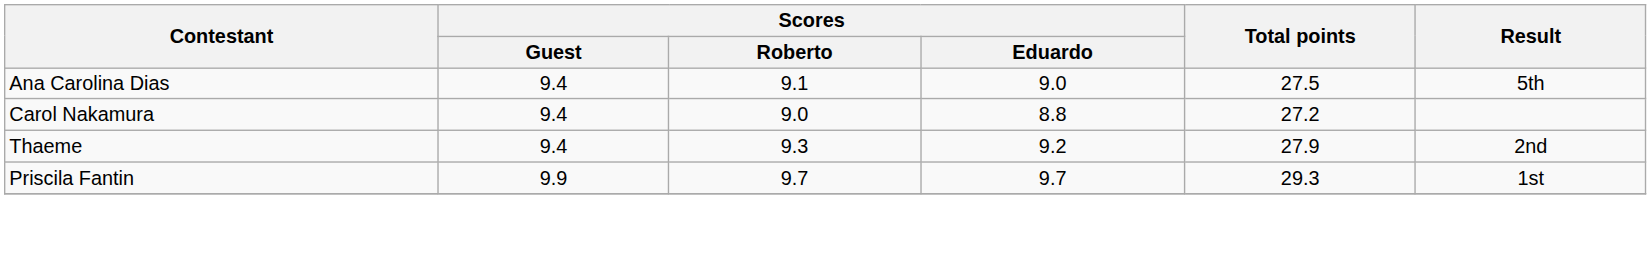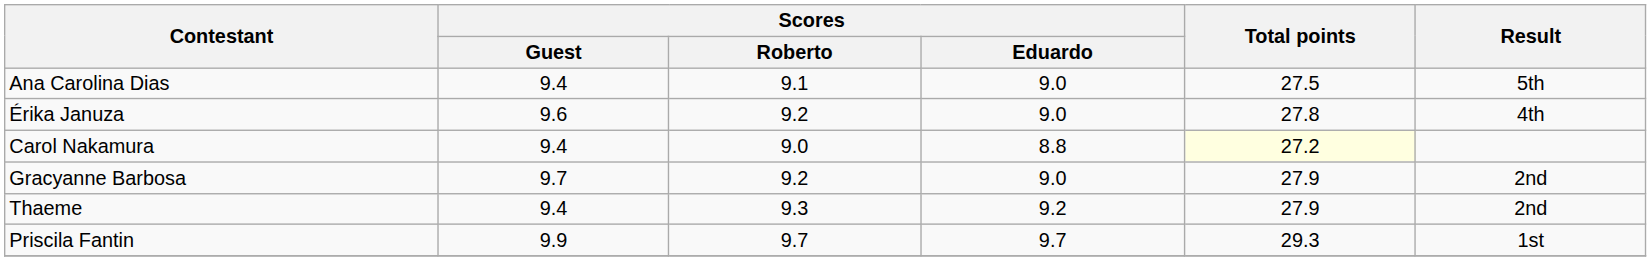+ row: (67, 115)
(1300, 115) no background -> (1300, 146) lightyellow background
+ row: (98, 178)
